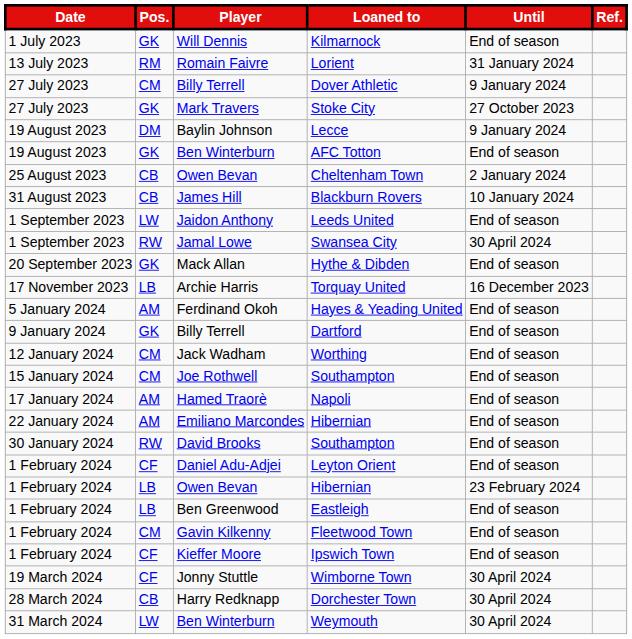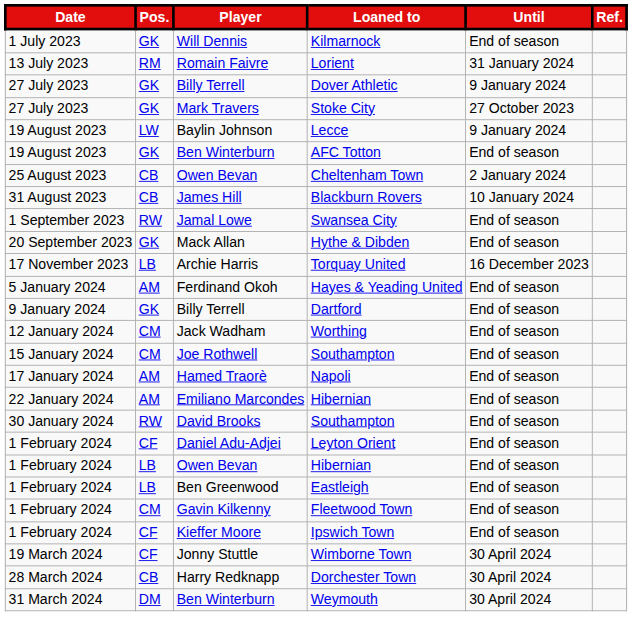(150, 86) CM -> (149, 86) GK
(150, 130) DM -> (149, 130) LW
- row: (225, 220)
(510, 242) 30 April 2024 -> (514, 220) End of season
(525, 488) 23 February 2024 -> (514, 465) End of season
(149, 622) LW -> (150, 599) DM
